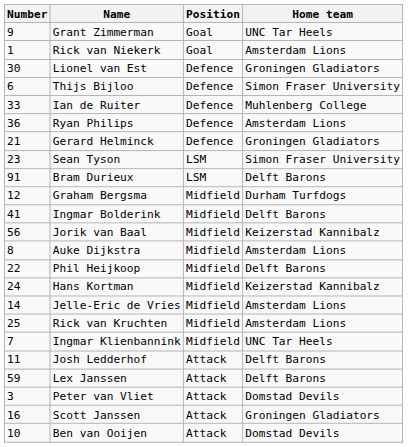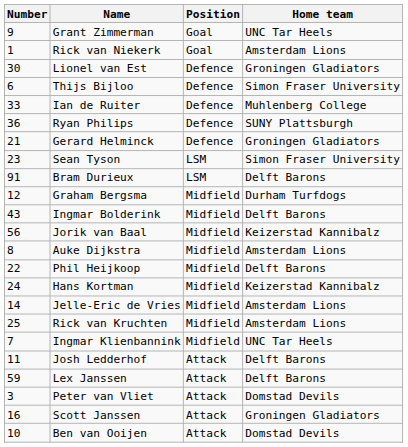(296, 123) Amsterdam Lions -> (299, 123) SUNY Plattsburgh
(14, 214) 41 -> (14, 214) 43
